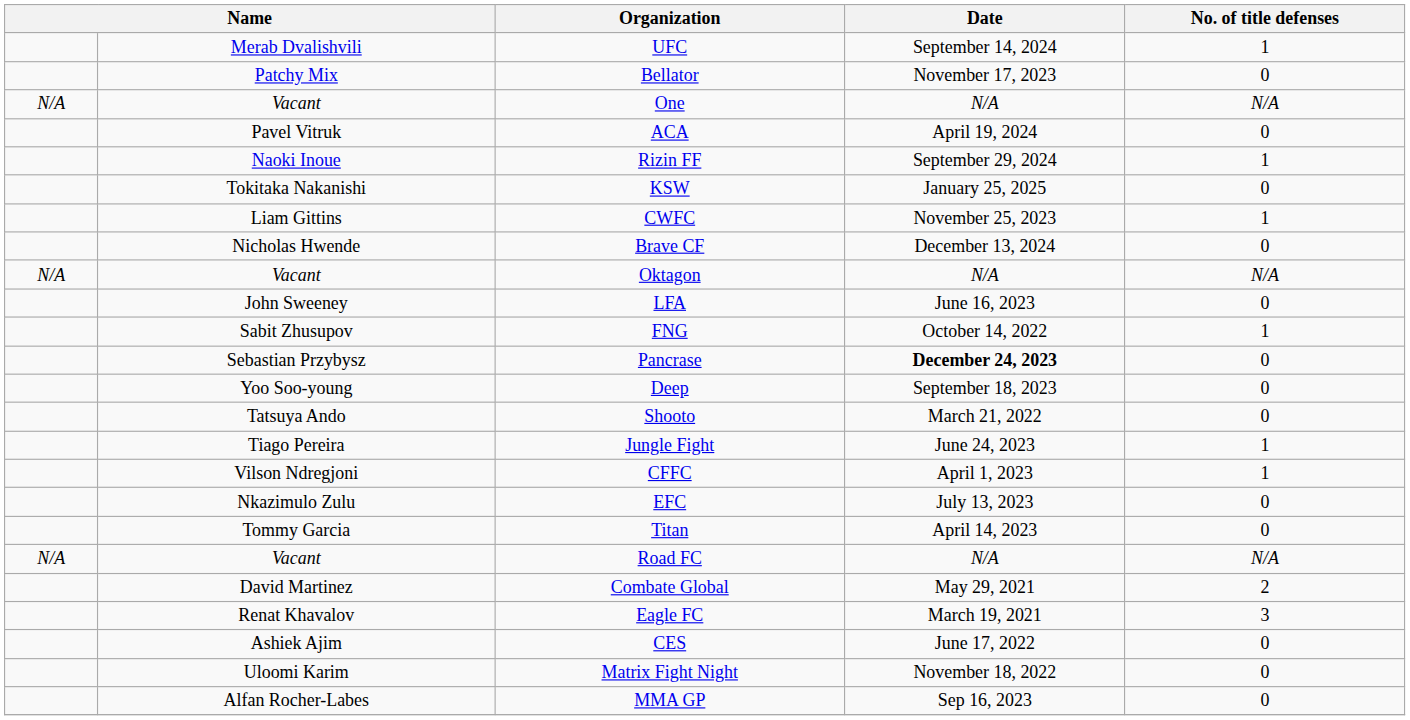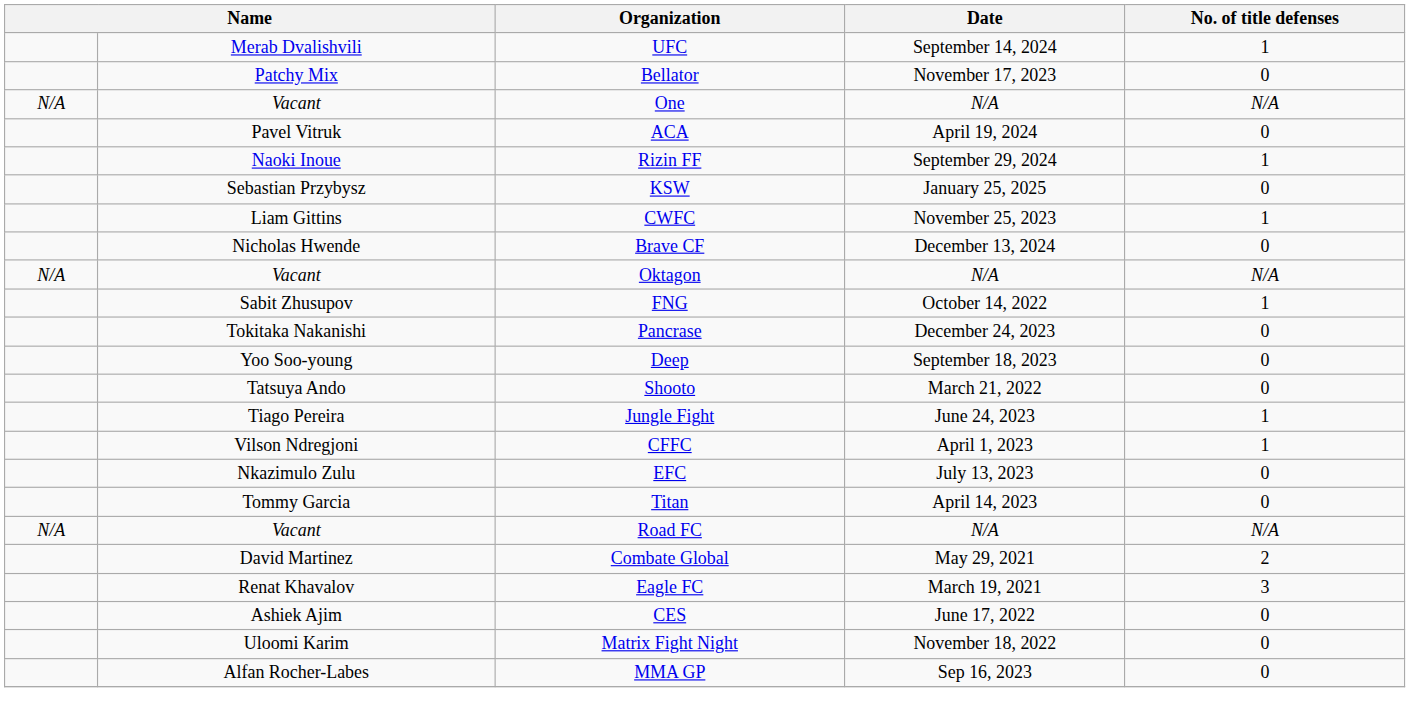(296, 189) Tokitaka Nakanishi -> (296, 189) Sebastian Przybysz
- row: (670, 302)
(296, 359) Sebastian Przybysz -> (296, 331) Tokitaka Nakanishi
(985, 359) bold -> (985, 331) normal
